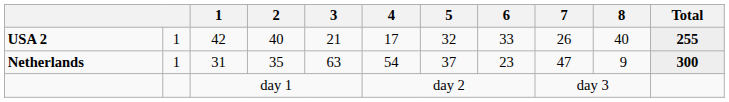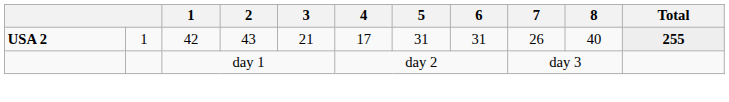(276, 39) 40 -> (249, 39) 43
(449, 39) 32 -> (421, 39) 31
(506, 39) 33 -> (479, 39) 31
- row: (46, 62)
